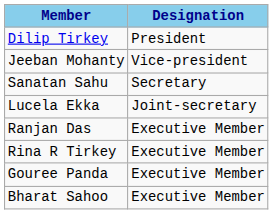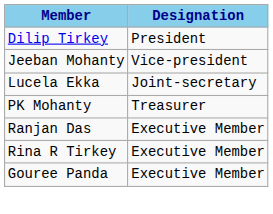- row: (58, 84)
+ row: (50, 107)
- row: (58, 197)
